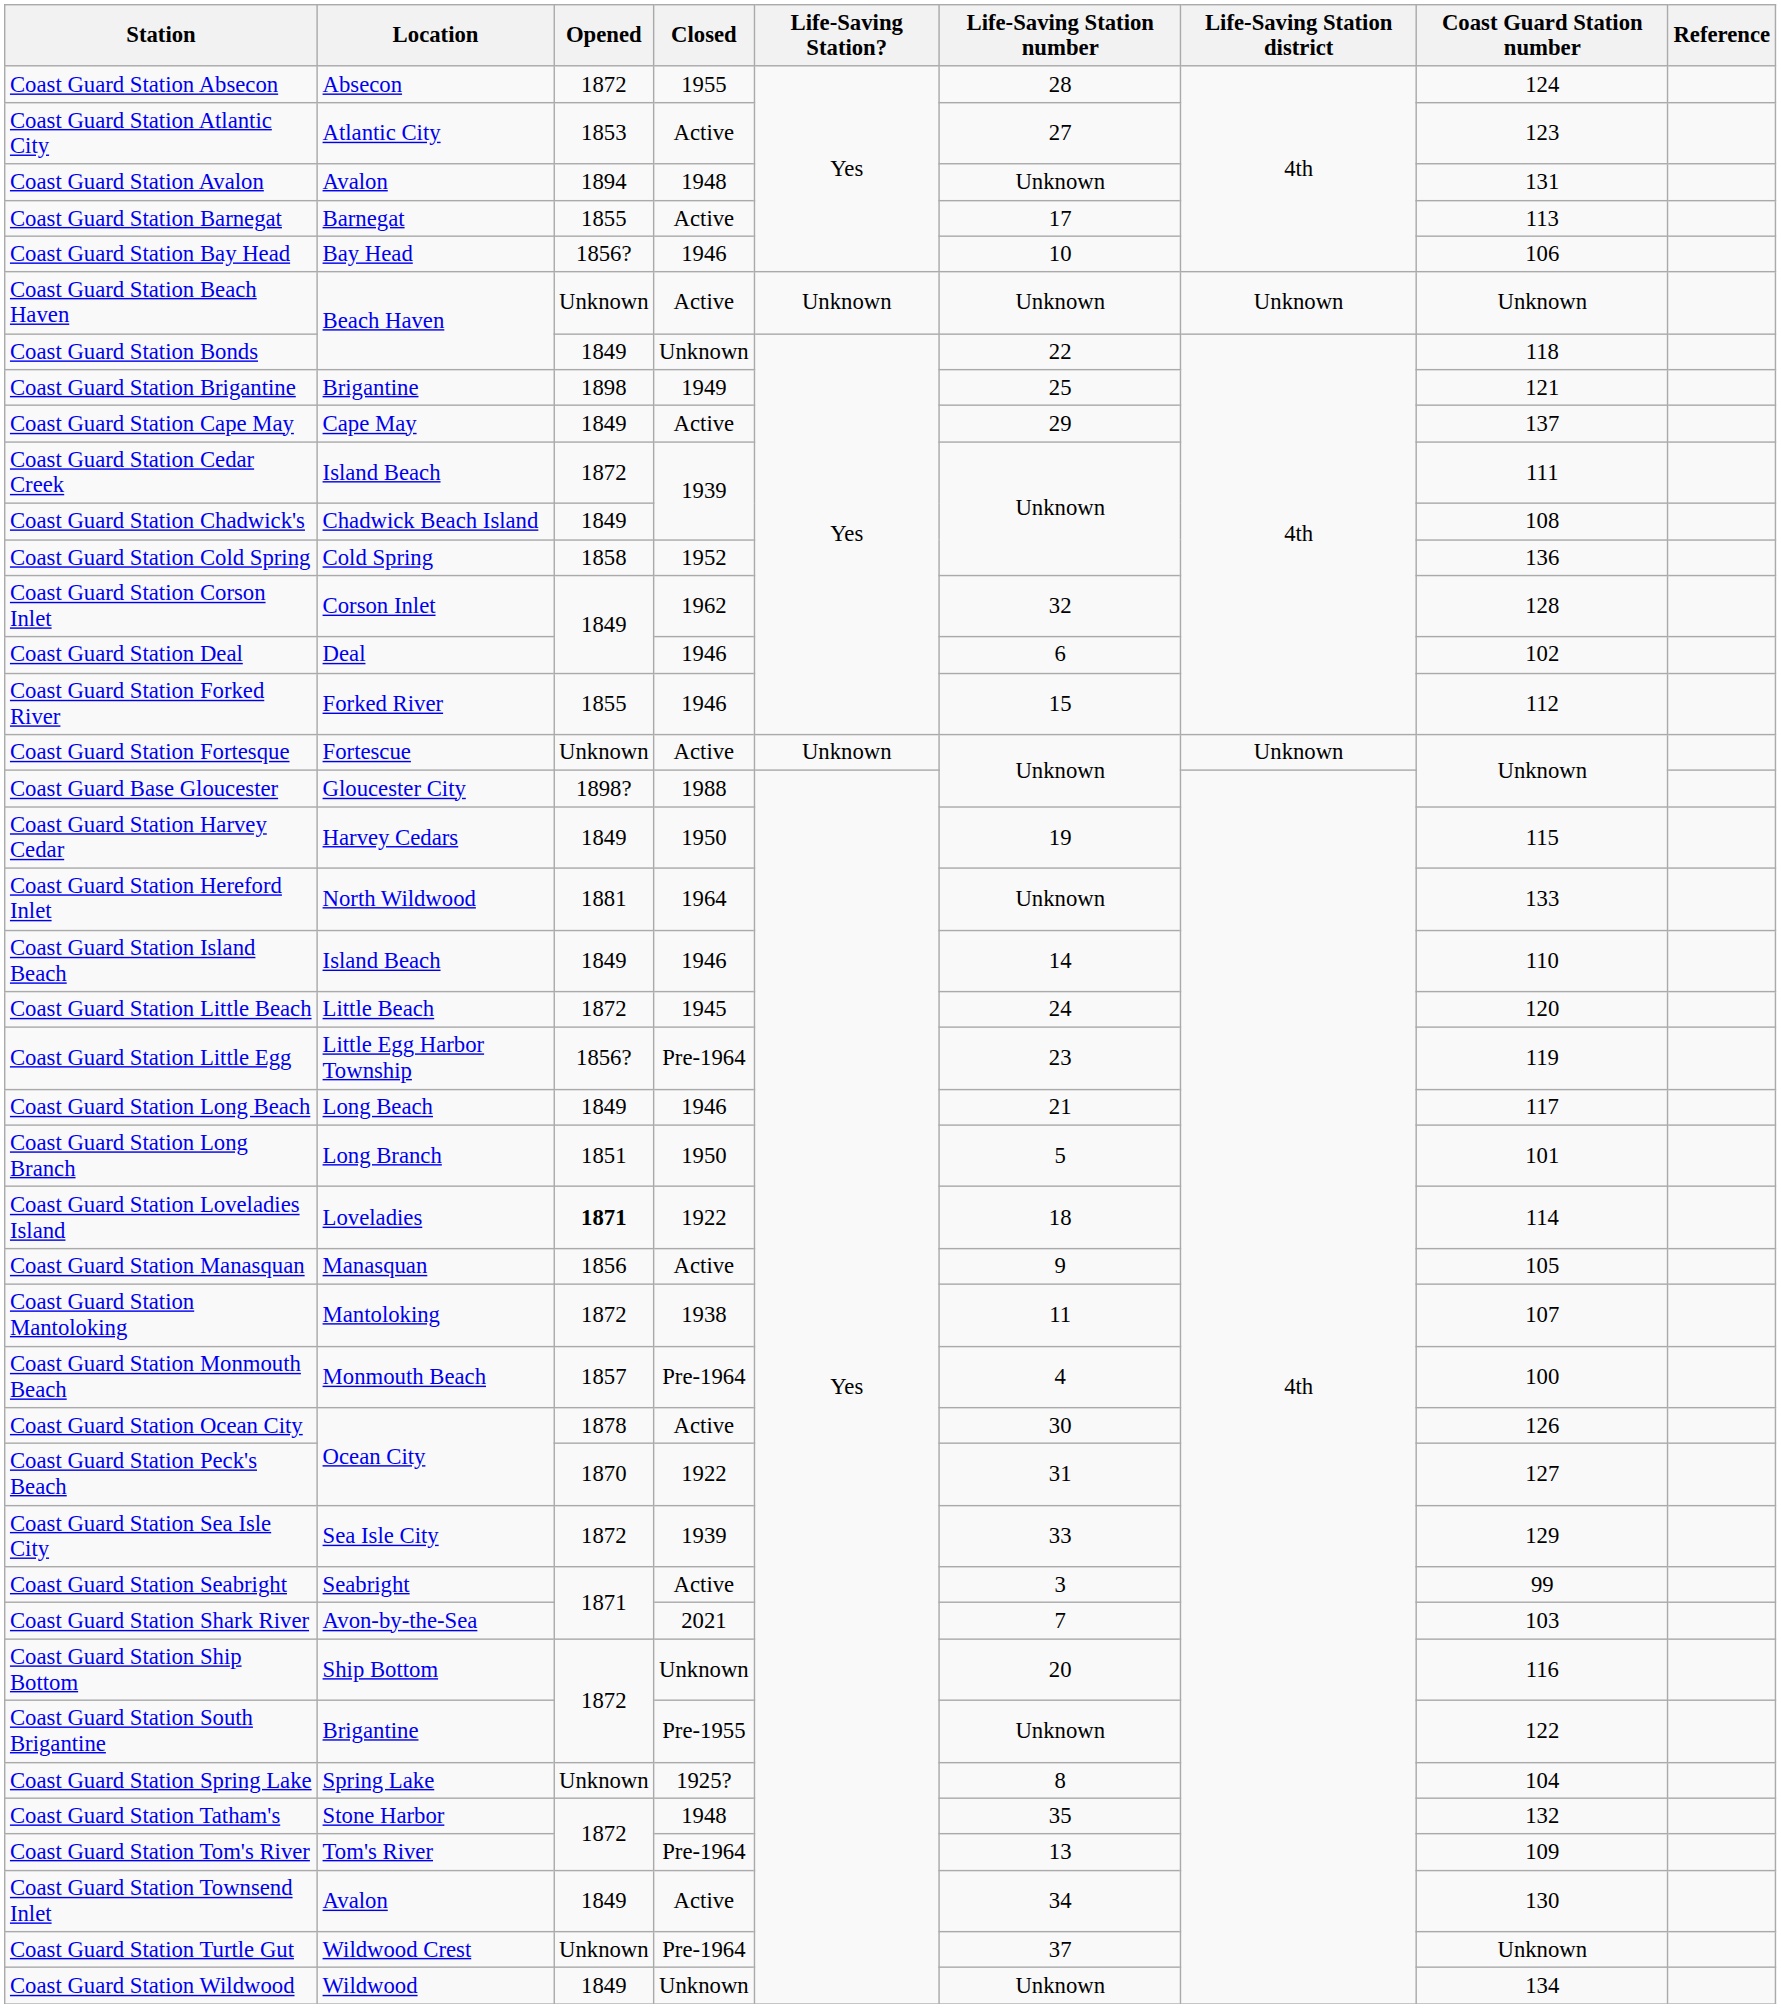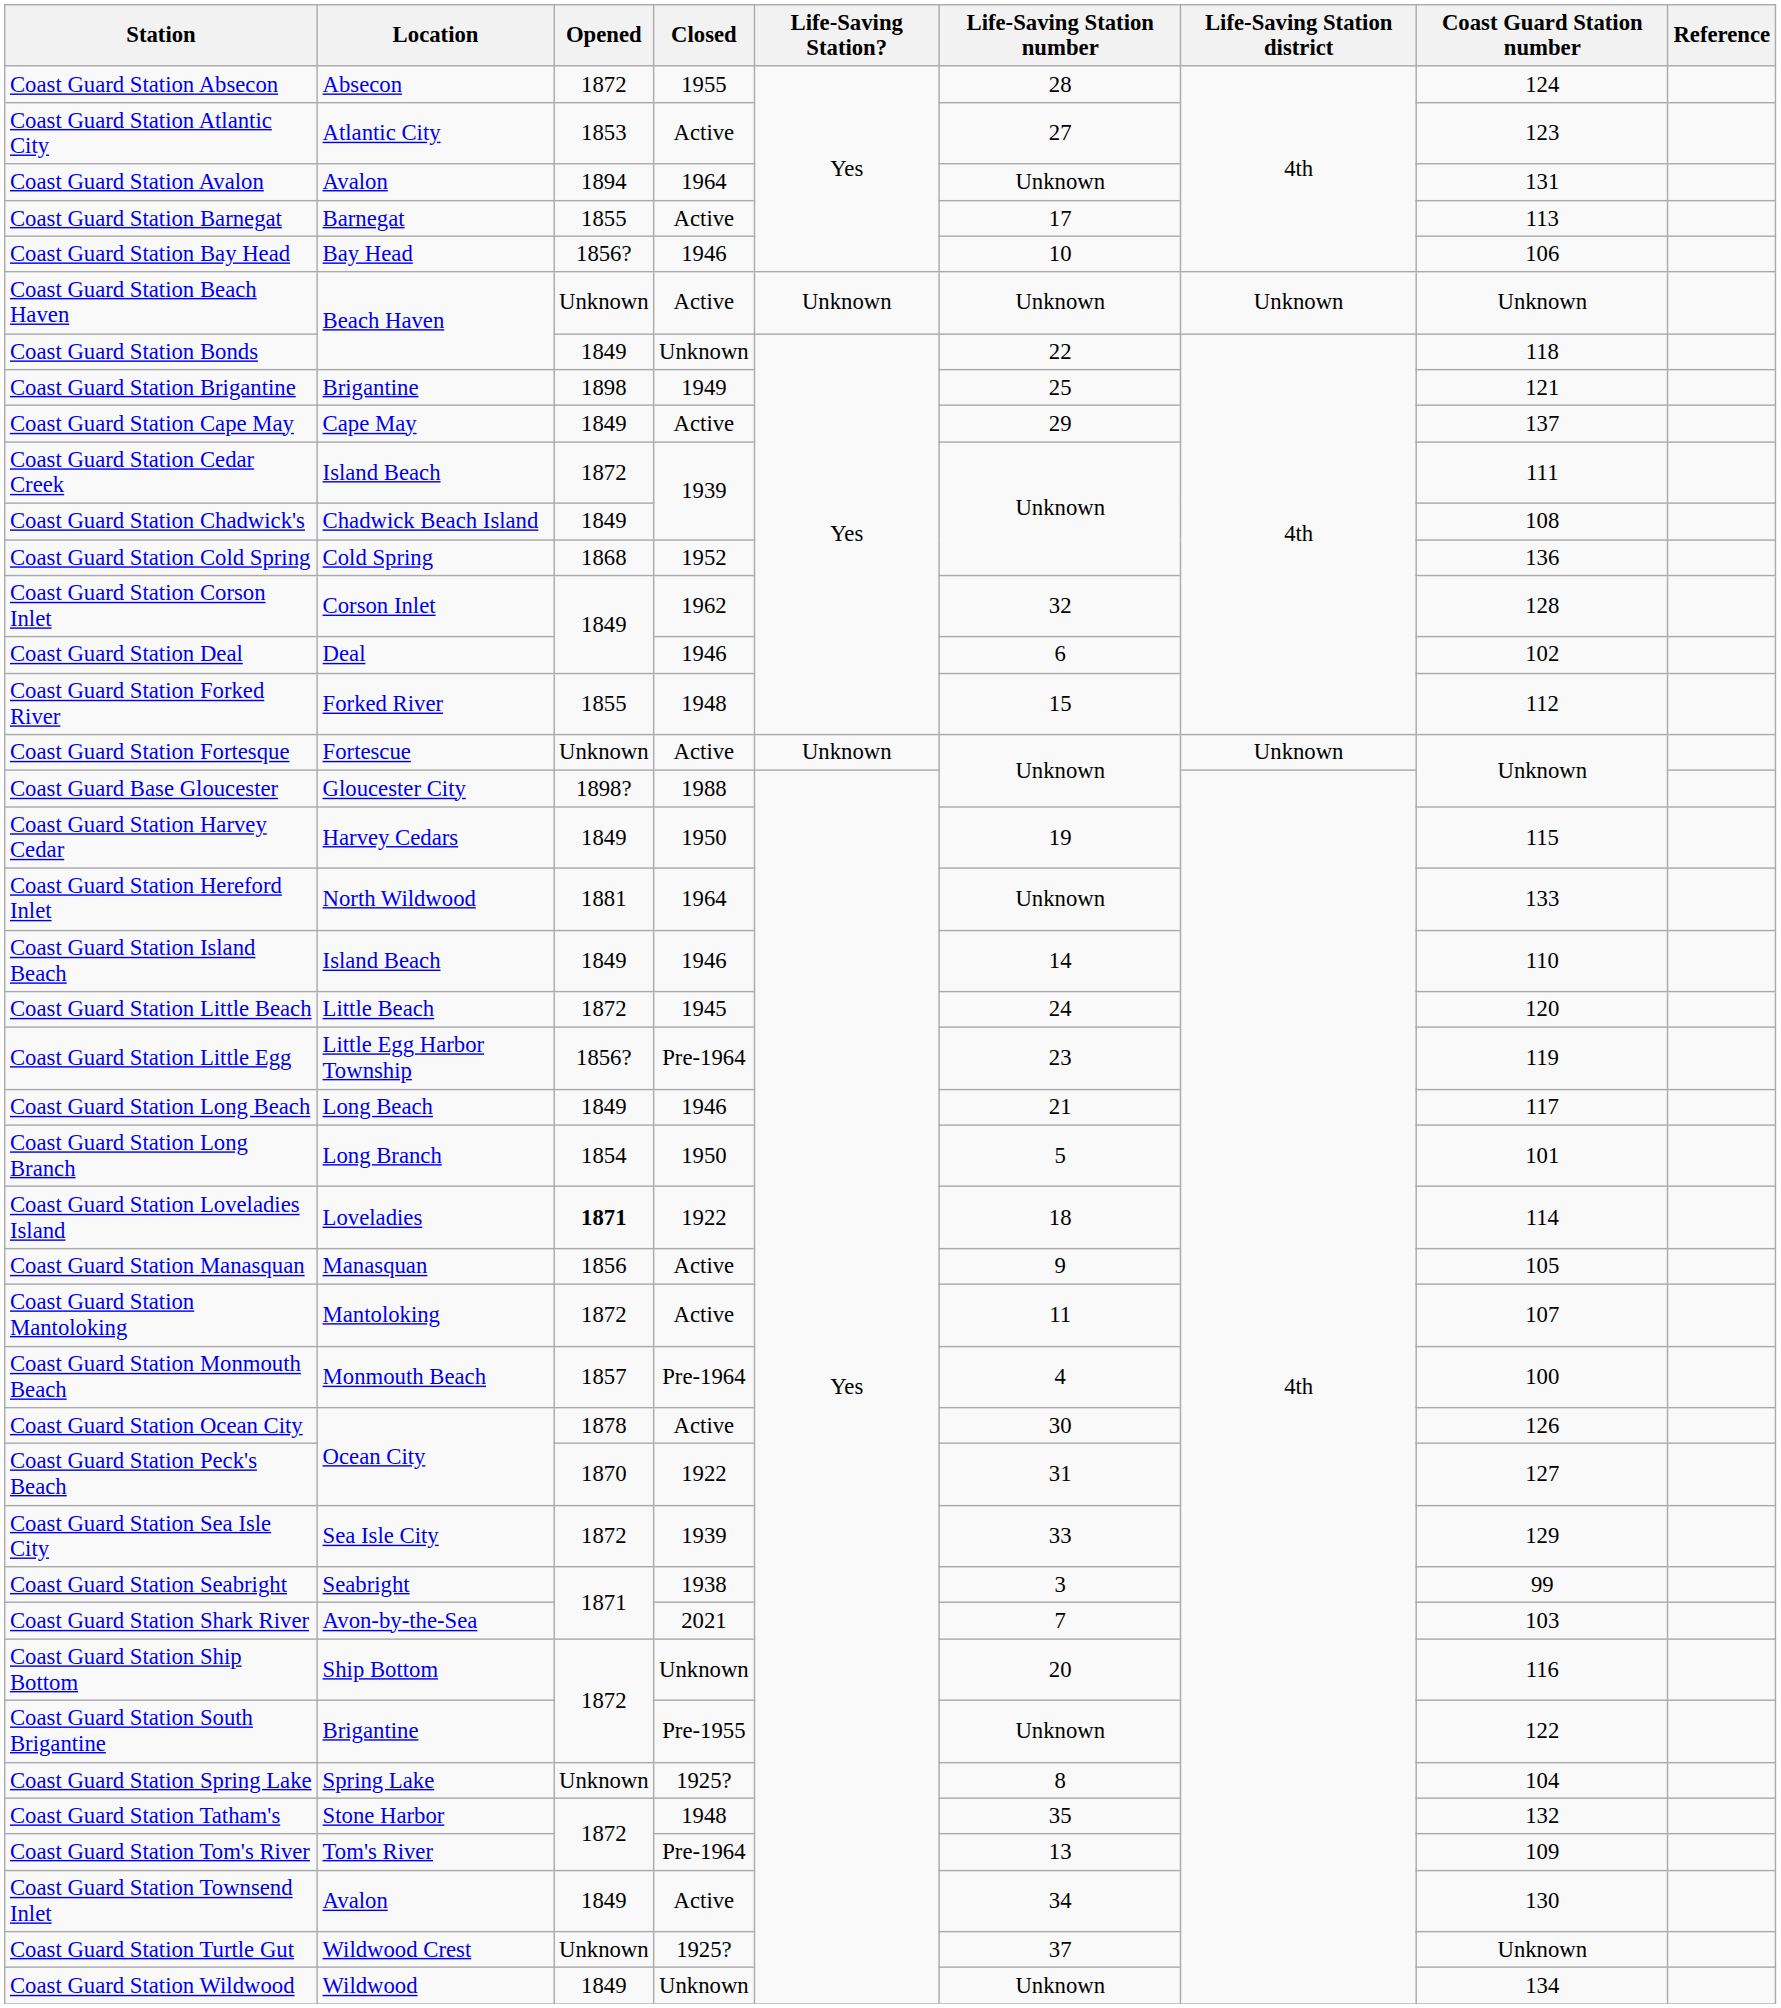(704, 181) 1948 -> (704, 181) 1964
(604, 557) 1858 -> (604, 557) 1868
(704, 703) 1946 -> (704, 703) 1948
(604, 1155) 1851 -> (604, 1155) 1854
(704, 1314) 1938 -> (704, 1314) Active
(704, 1584) Active -> (704, 1584) 1938
(704, 1949) Pre-1964 -> (704, 1949) 1925?
